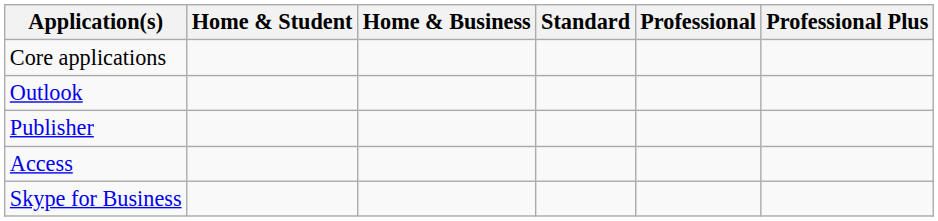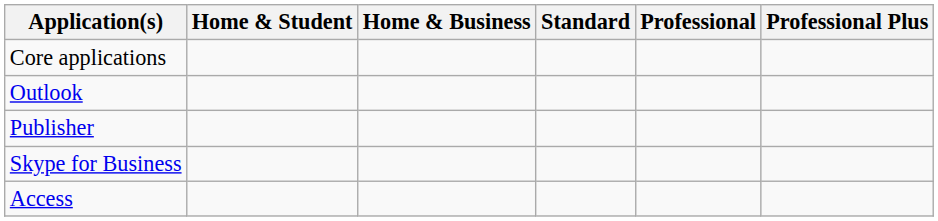rows swapped: (41, 163) <-> (96, 198)
